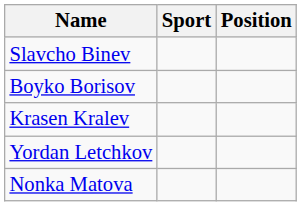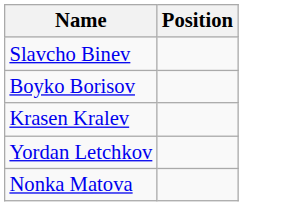- column: (187, 20)
